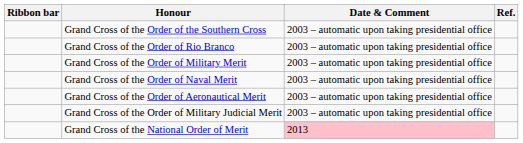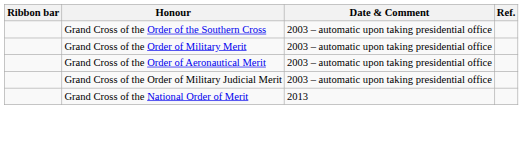- row: (149, 46)
- row: (151, 79)
(297, 130) pink background -> (297, 96) no background
